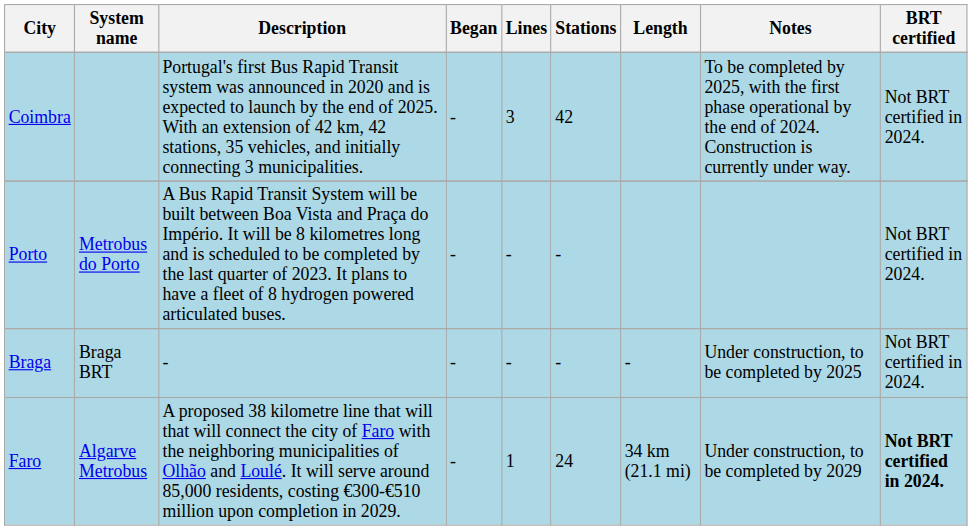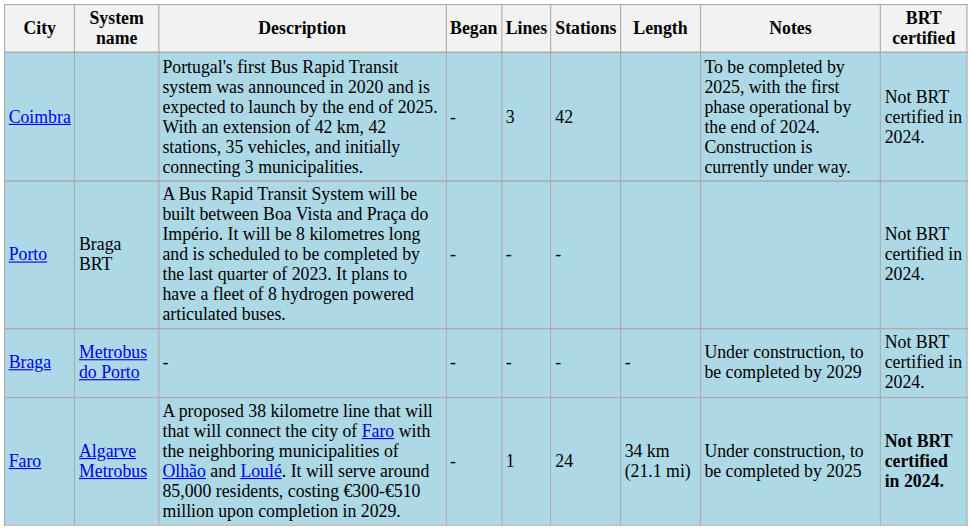(113, 254) Metrobus do Porto -> (100, 254) Braga BRT
(100, 362) Braga BRT -> (113, 362) Metrobus do Porto
(784, 362) Under construction, to be completed by 2025 -> (784, 362) Under construction, to be completed by 2029
(784, 460) Under construction, to be completed by 2029 -> (784, 460) Under construction, to be completed by 2025
